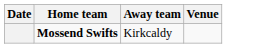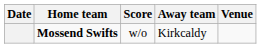+ column: (138, 14)
